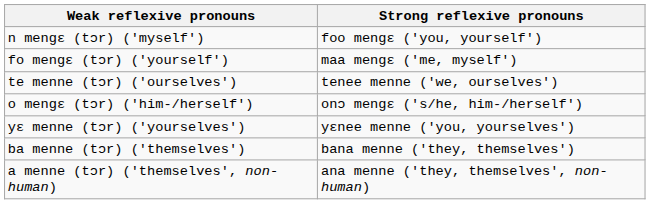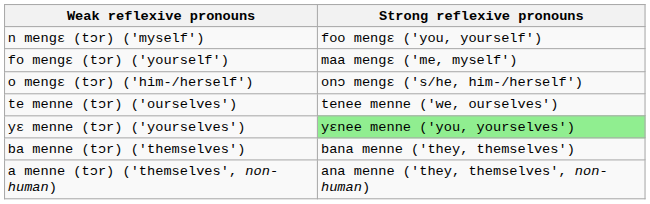rows swapped: (131, 105) <-> (122, 82)
(448, 127) no background -> (448, 127) lightgreen background
